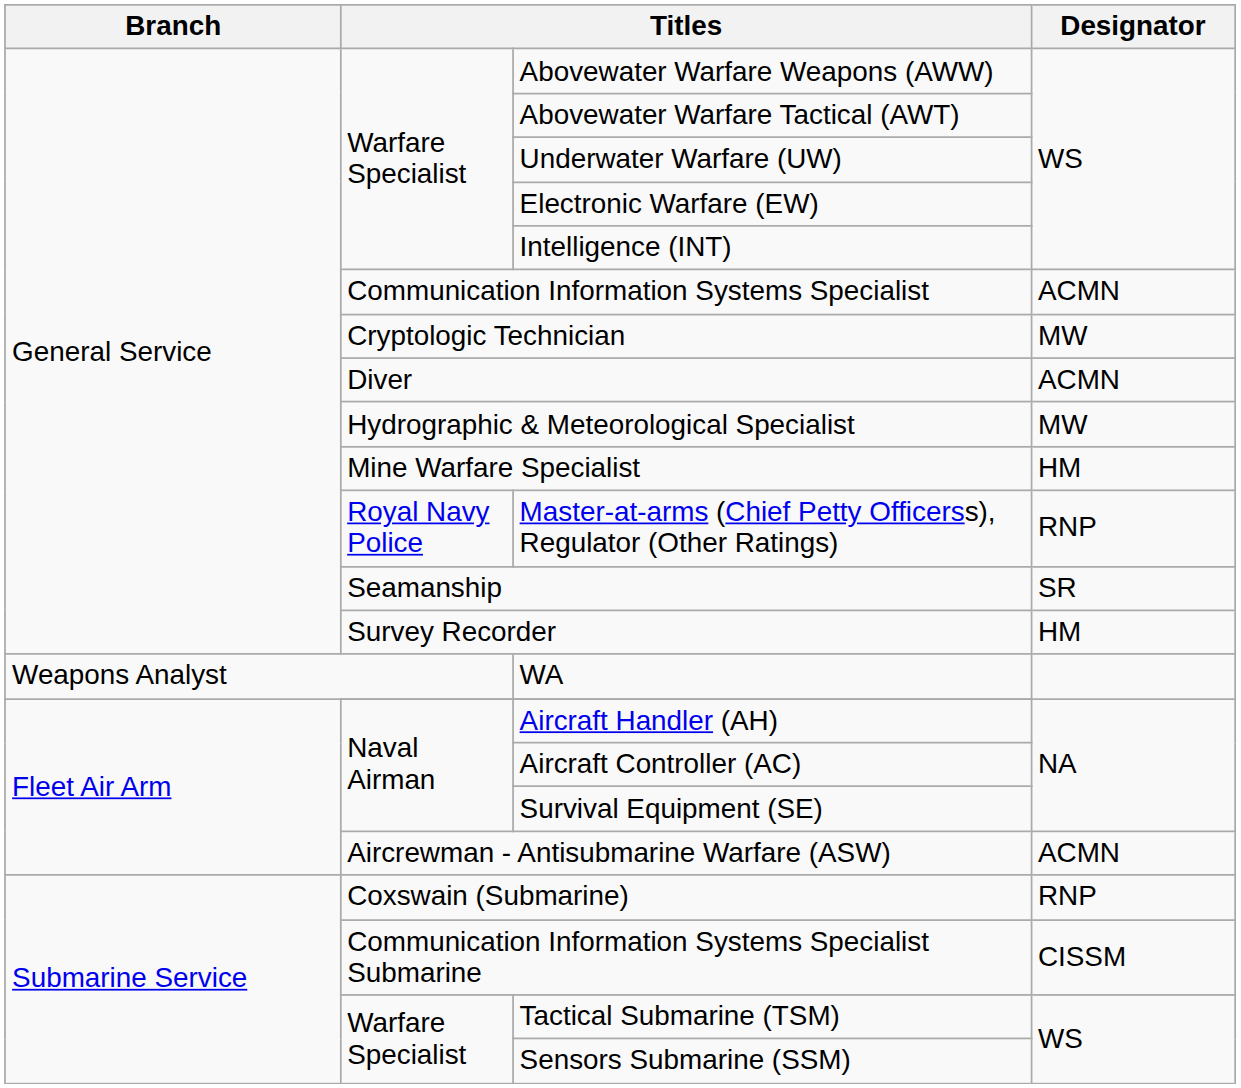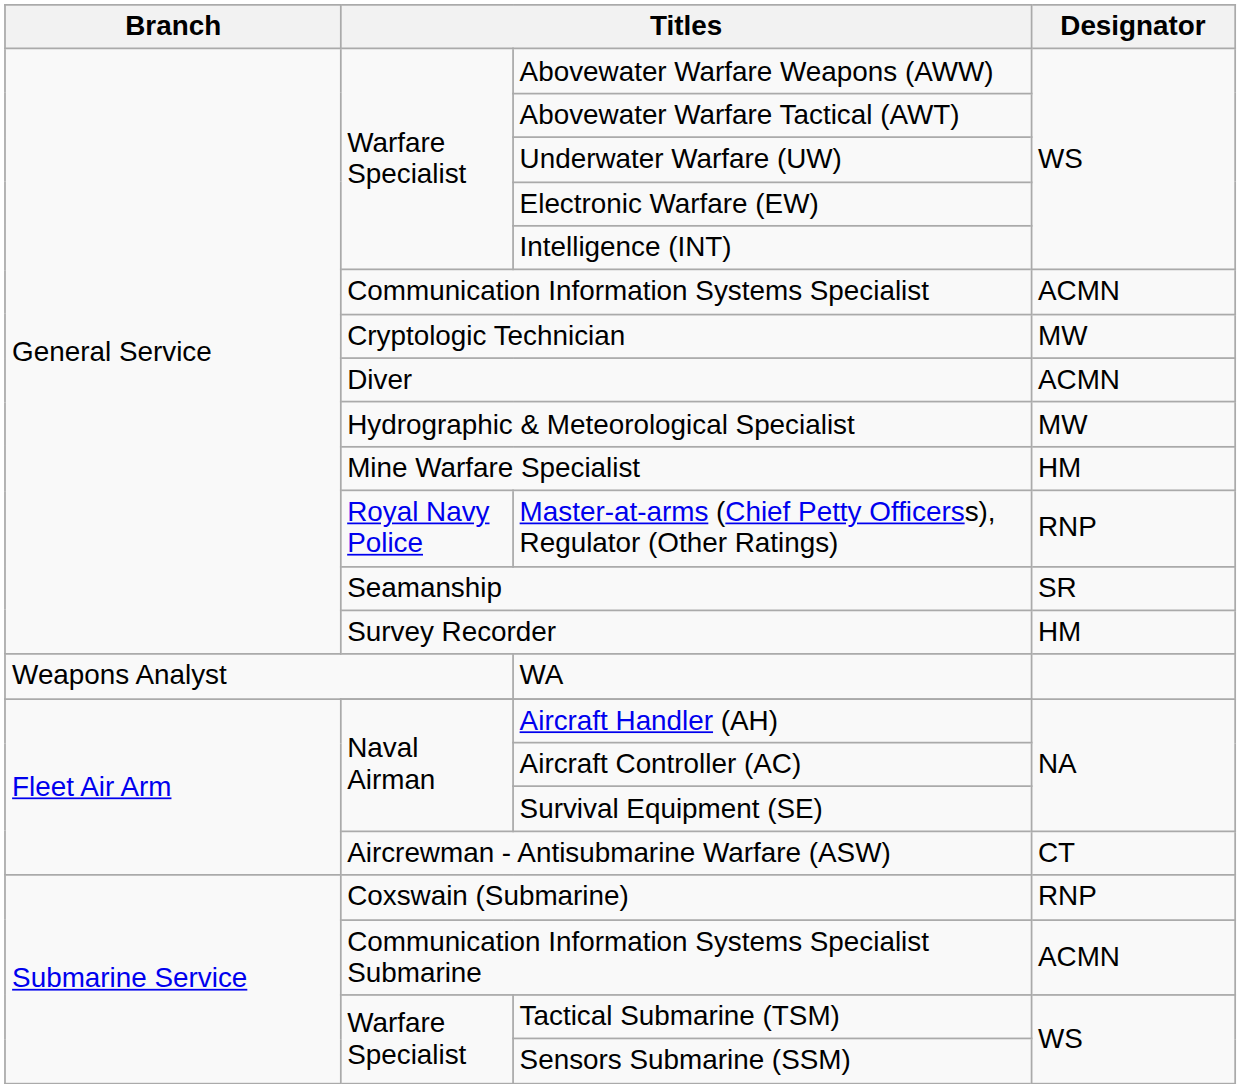(1079, 852) ACMN -> (1057, 852) CT
(1082, 956) CISSM -> (1079, 956) ACMN
